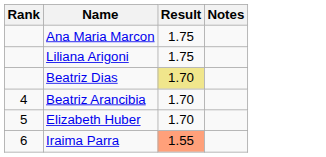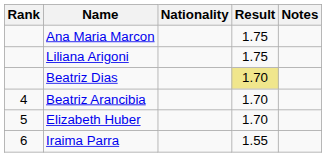+ column: (195, 15)
(181, 141) lightsalmon background -> (255, 141) no background
